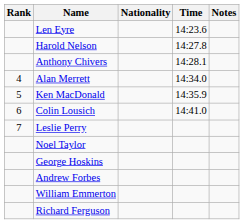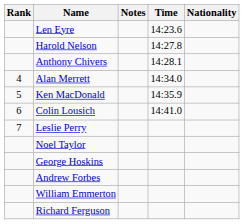columns swapped: (146, 12) <-> (224, 12)
